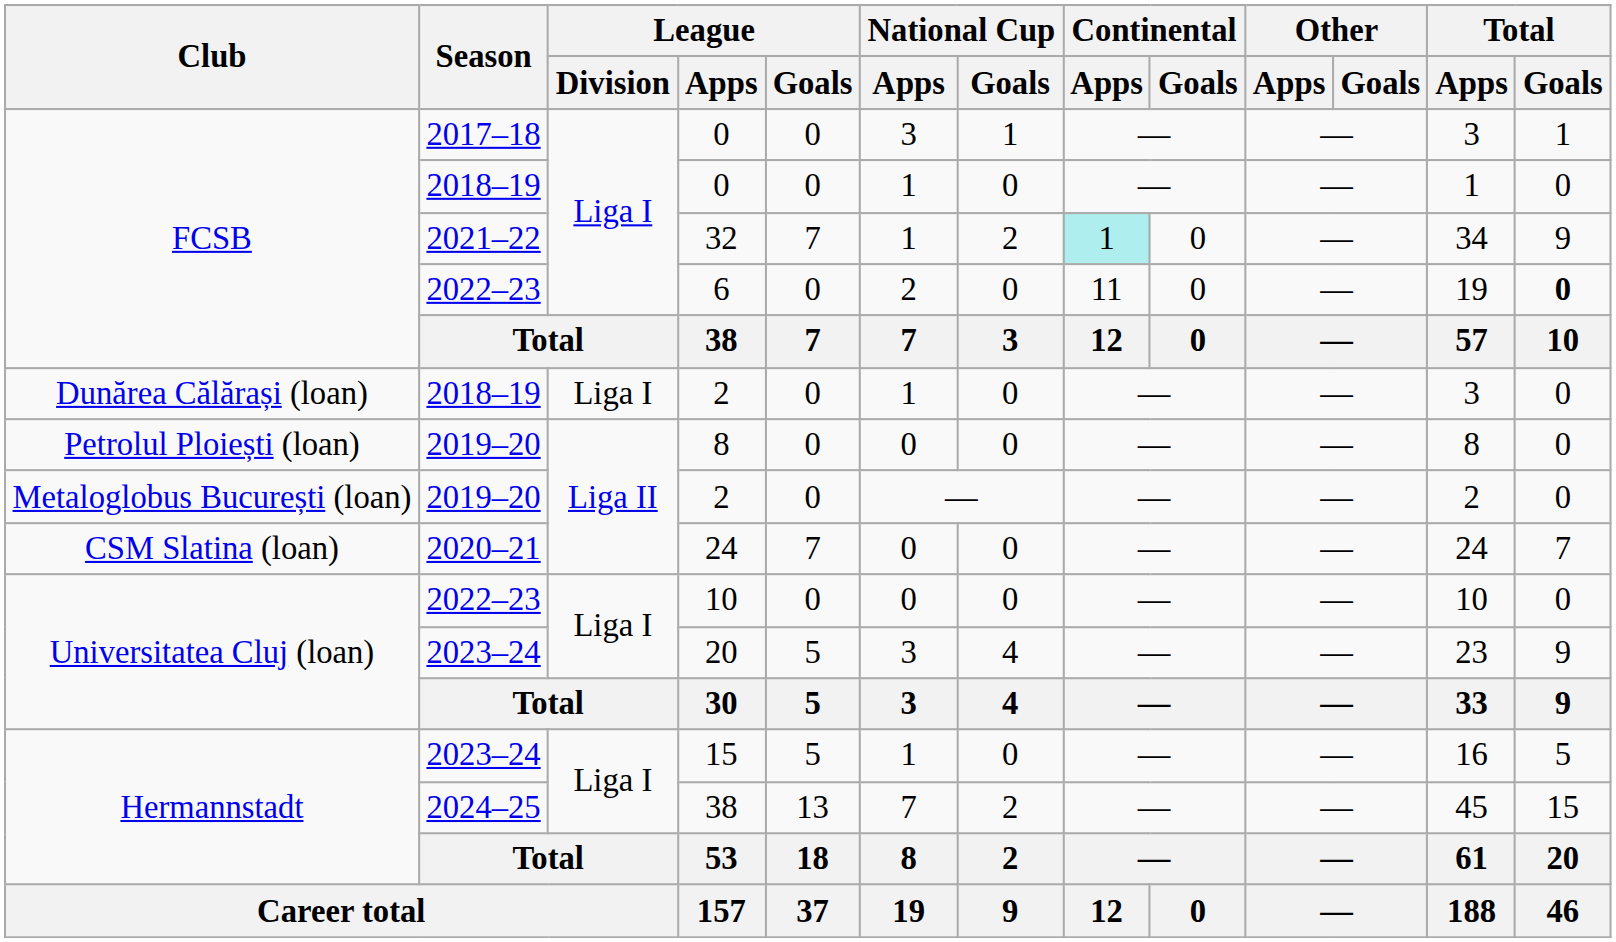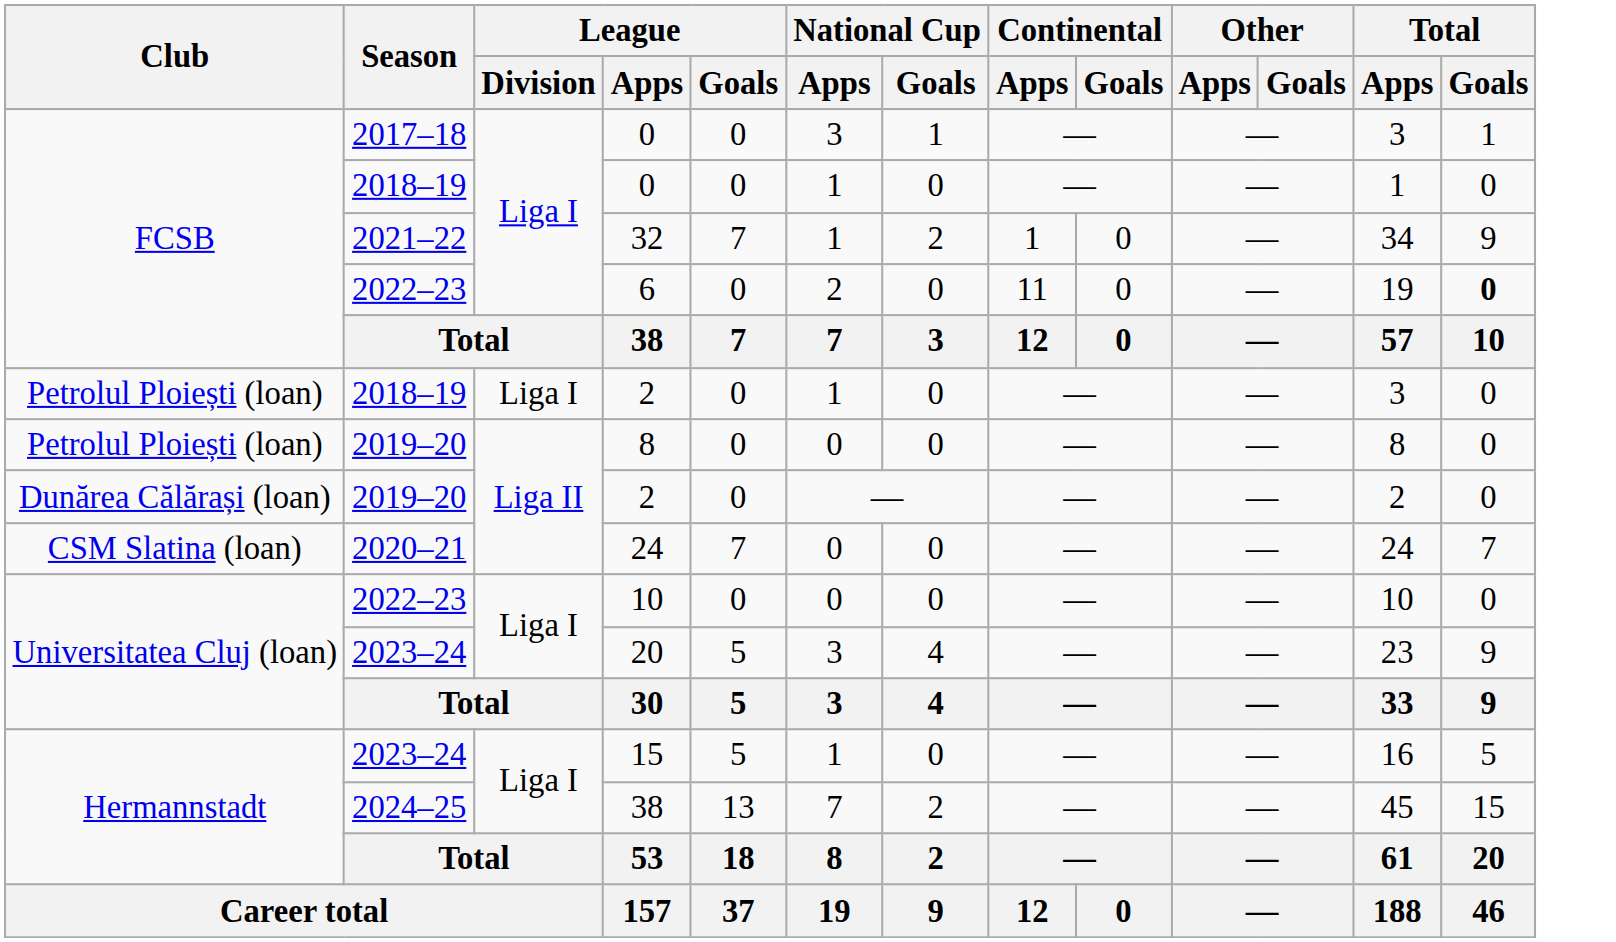(1107, 237) paleturquoise background -> (1032, 237) no background
(212, 392) Dunărea Călărași (loan) -> (175, 392) Petrolul Ploiești (loan)
(212, 496) Metaloglobus București (loan) -> (175, 496) Dunărea Călărași (loan)
